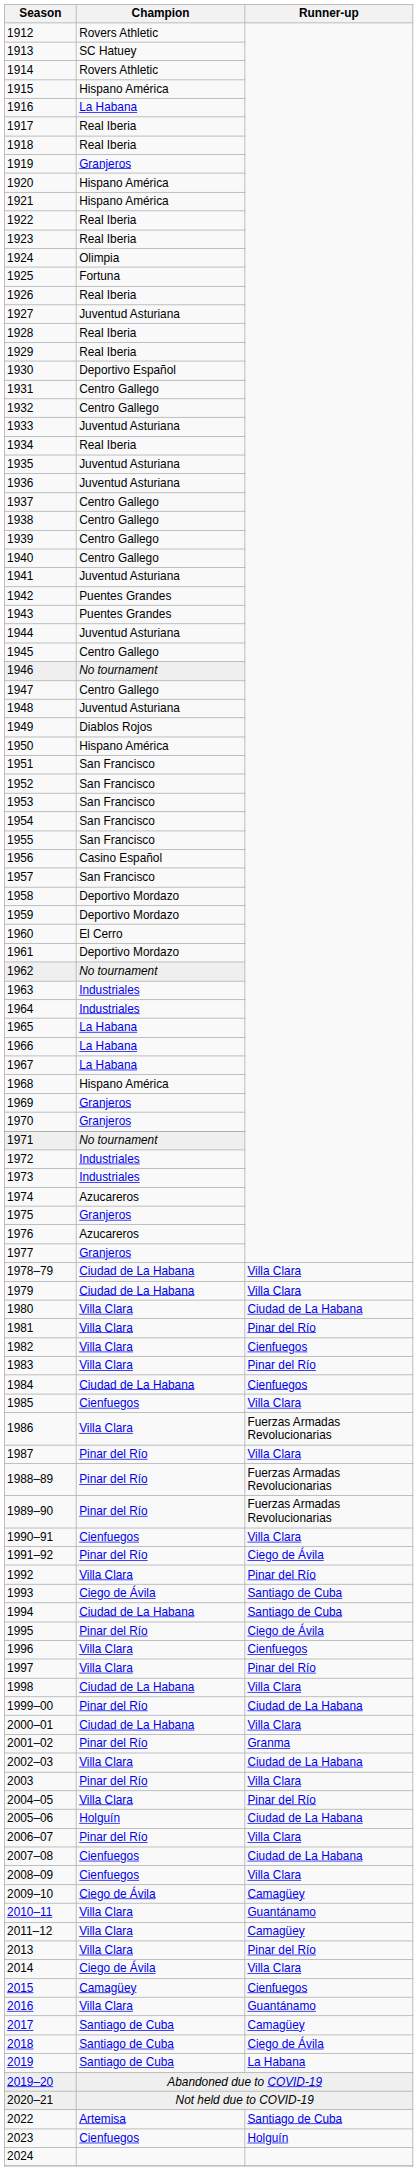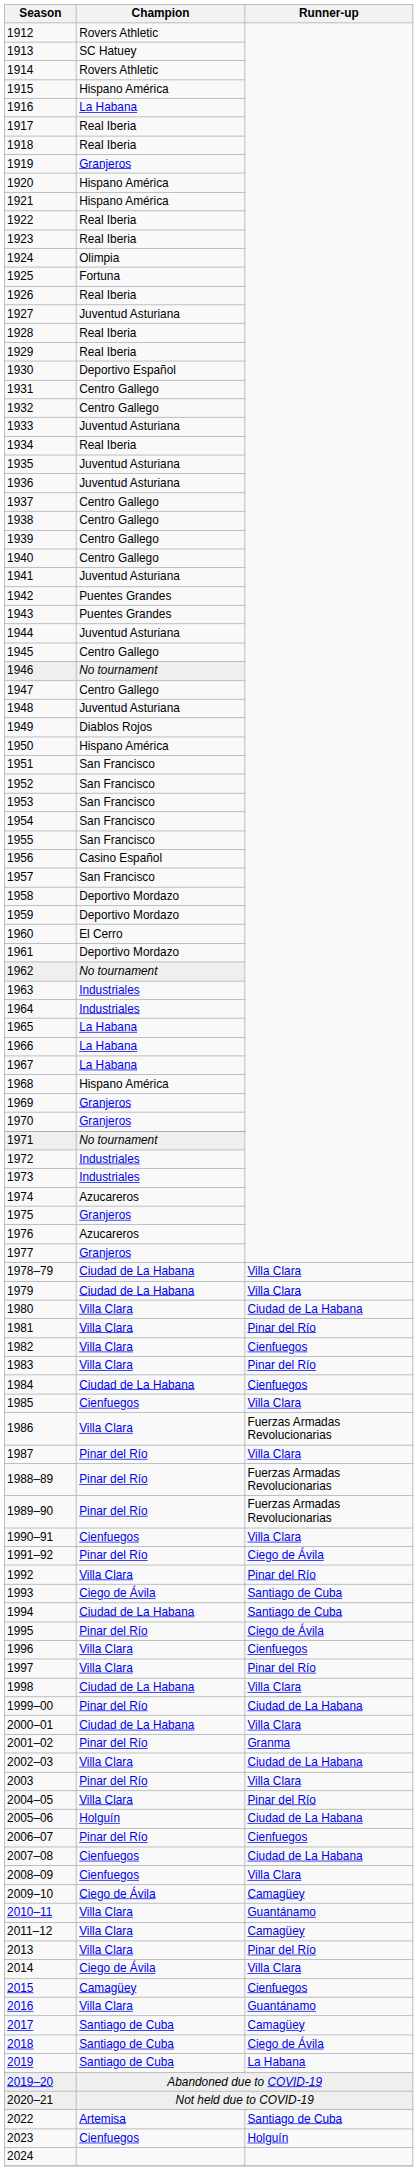(274, 1837) Villa Clara -> (277, 1837) Cienfuegos
